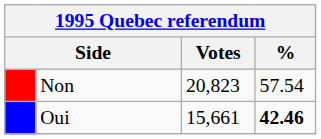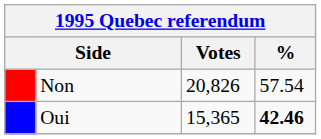(213, 85) 20,823 -> (213, 85) 20,826
(213, 117) 15,661 -> (213, 117) 15,365
